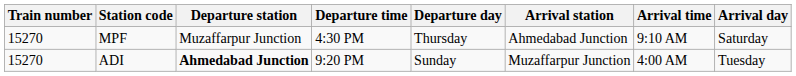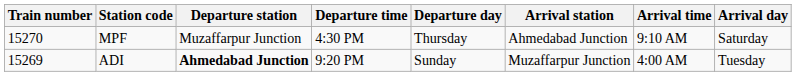(25, 60) 15270 -> (25, 60) 15269
